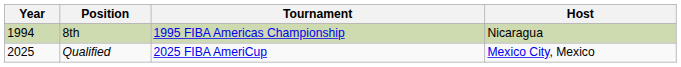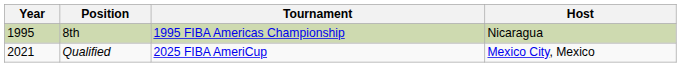(21, 33) 1994 -> (21, 33) 1995
(21, 52) 2025 -> (21, 52) 2021
